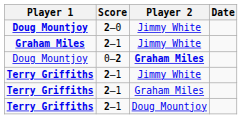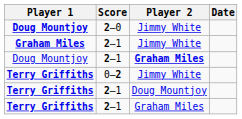(113, 59) 0–2 -> (113, 59) 2–1
(113, 75) 2–1 -> (113, 75) 0–2
rows swapped: (50, 91) <-> (50, 106)
